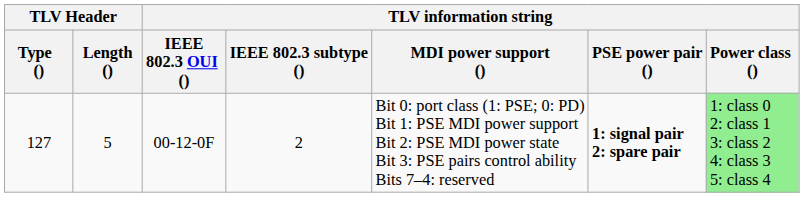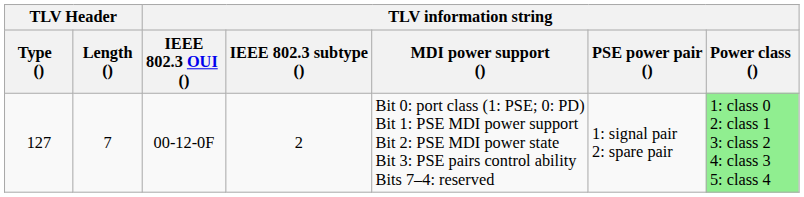(108, 142) 5 -> (108, 142) 7
(638, 142) bold -> (635, 142) normal
